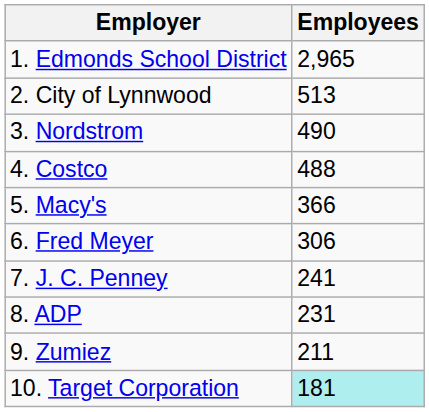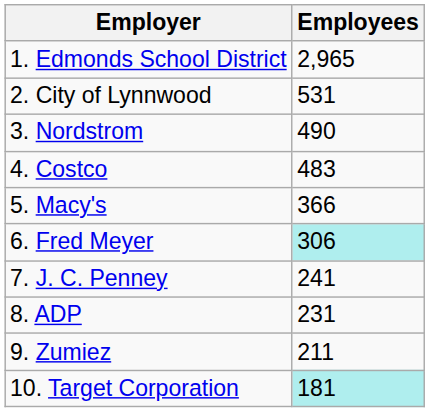(316, 95) 513 -> (316, 95) 531
(316, 168) 488 -> (316, 168) 483
(316, 242) no background -> (316, 242) paleturquoise background
